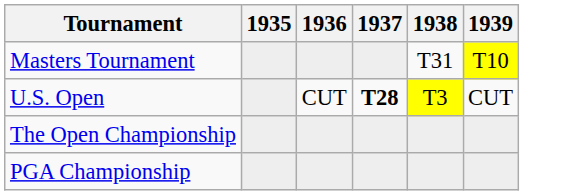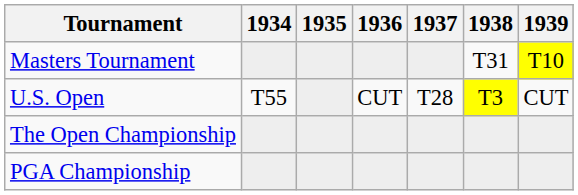+ column: (269, 23)
(380, 97) bold -> (435, 97) normal
